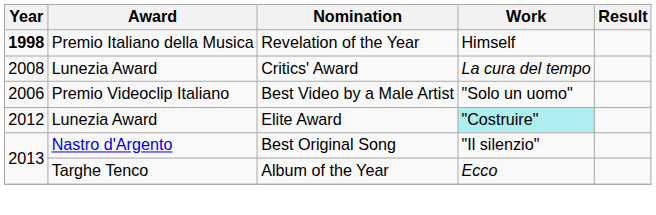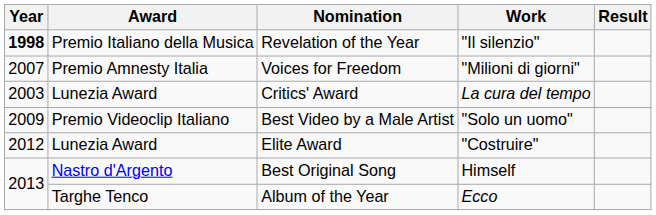(488, 42) Himself -> (500, 42) "Il silenzio"
+ row: (331, 68)
(26, 68) 2008 -> (26, 94) 2003
(26, 94) 2006 -> (26, 119) 2009
(500, 119) paleturquoise background -> (500, 145) no background
(500, 145) "Il silenzio" -> (488, 171) Himself
